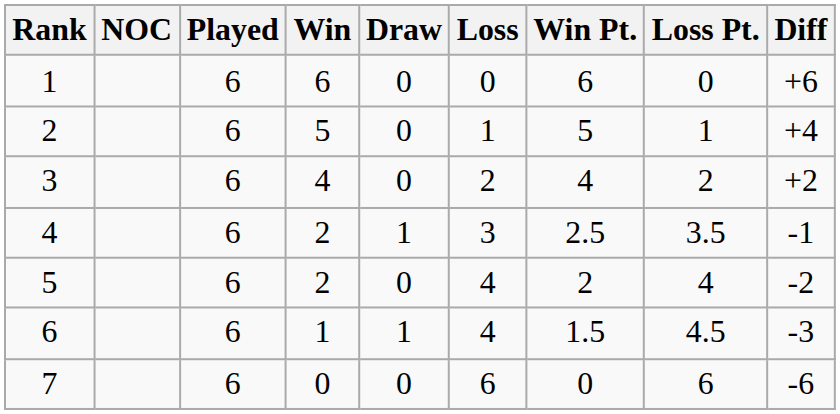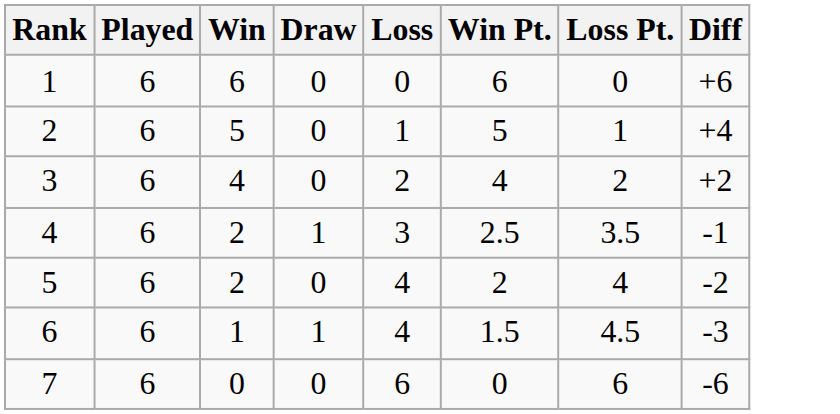- column: (137, 29)
